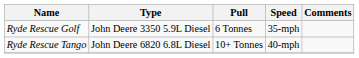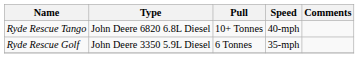rows swapped: (46, 45) <-> (43, 28)
